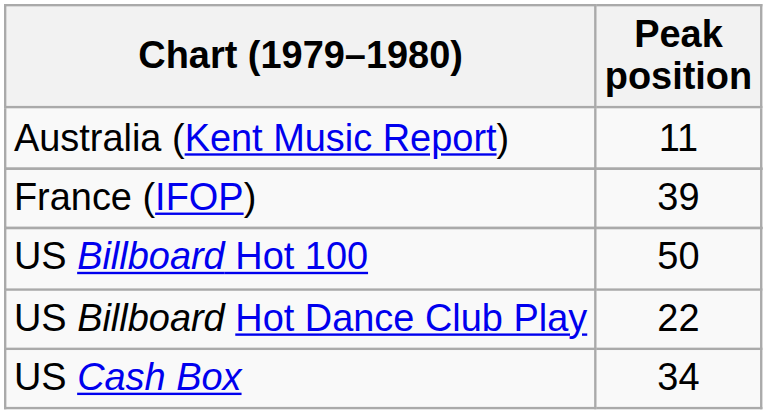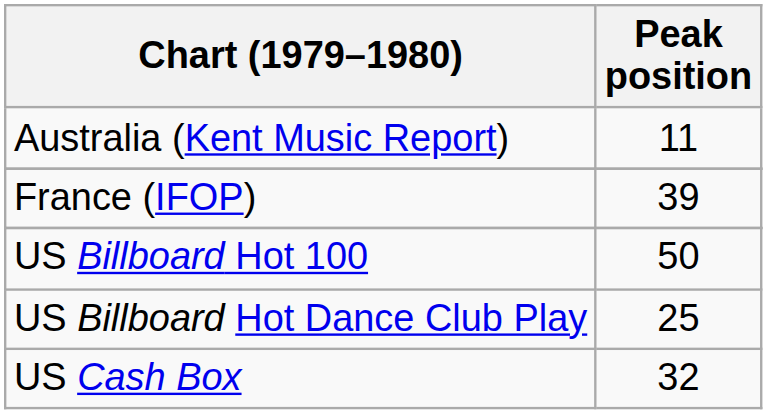(678, 317) 22 -> (678, 317) 25
(678, 377) 34 -> (678, 377) 32
